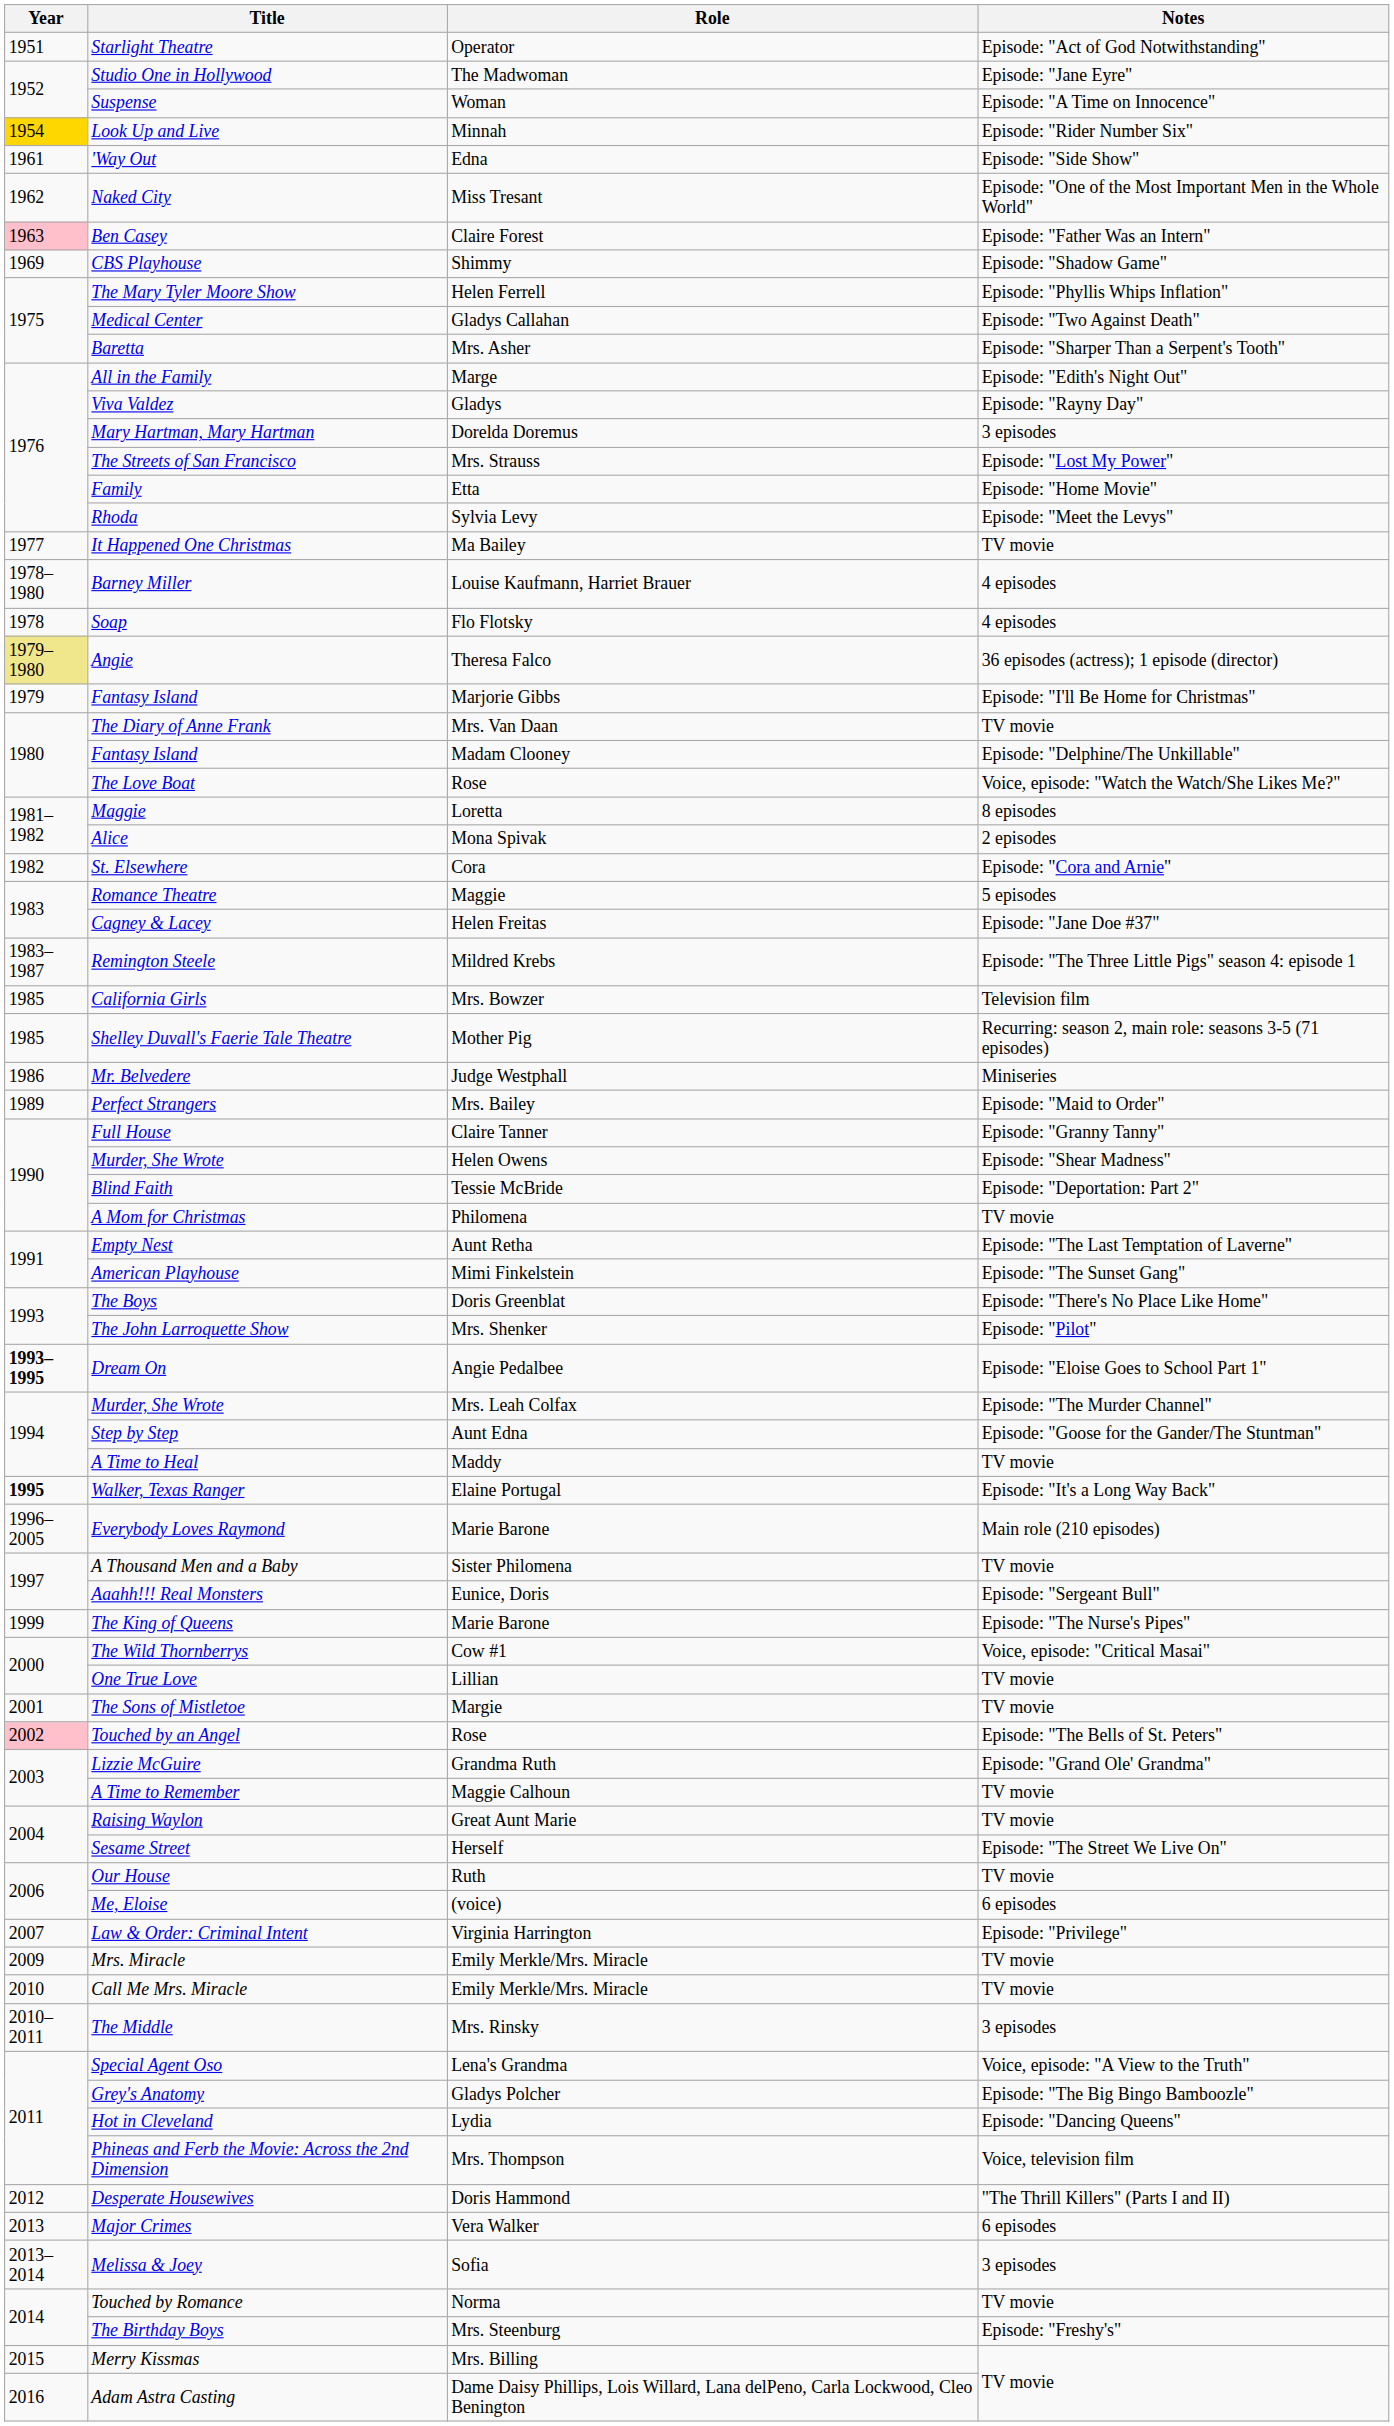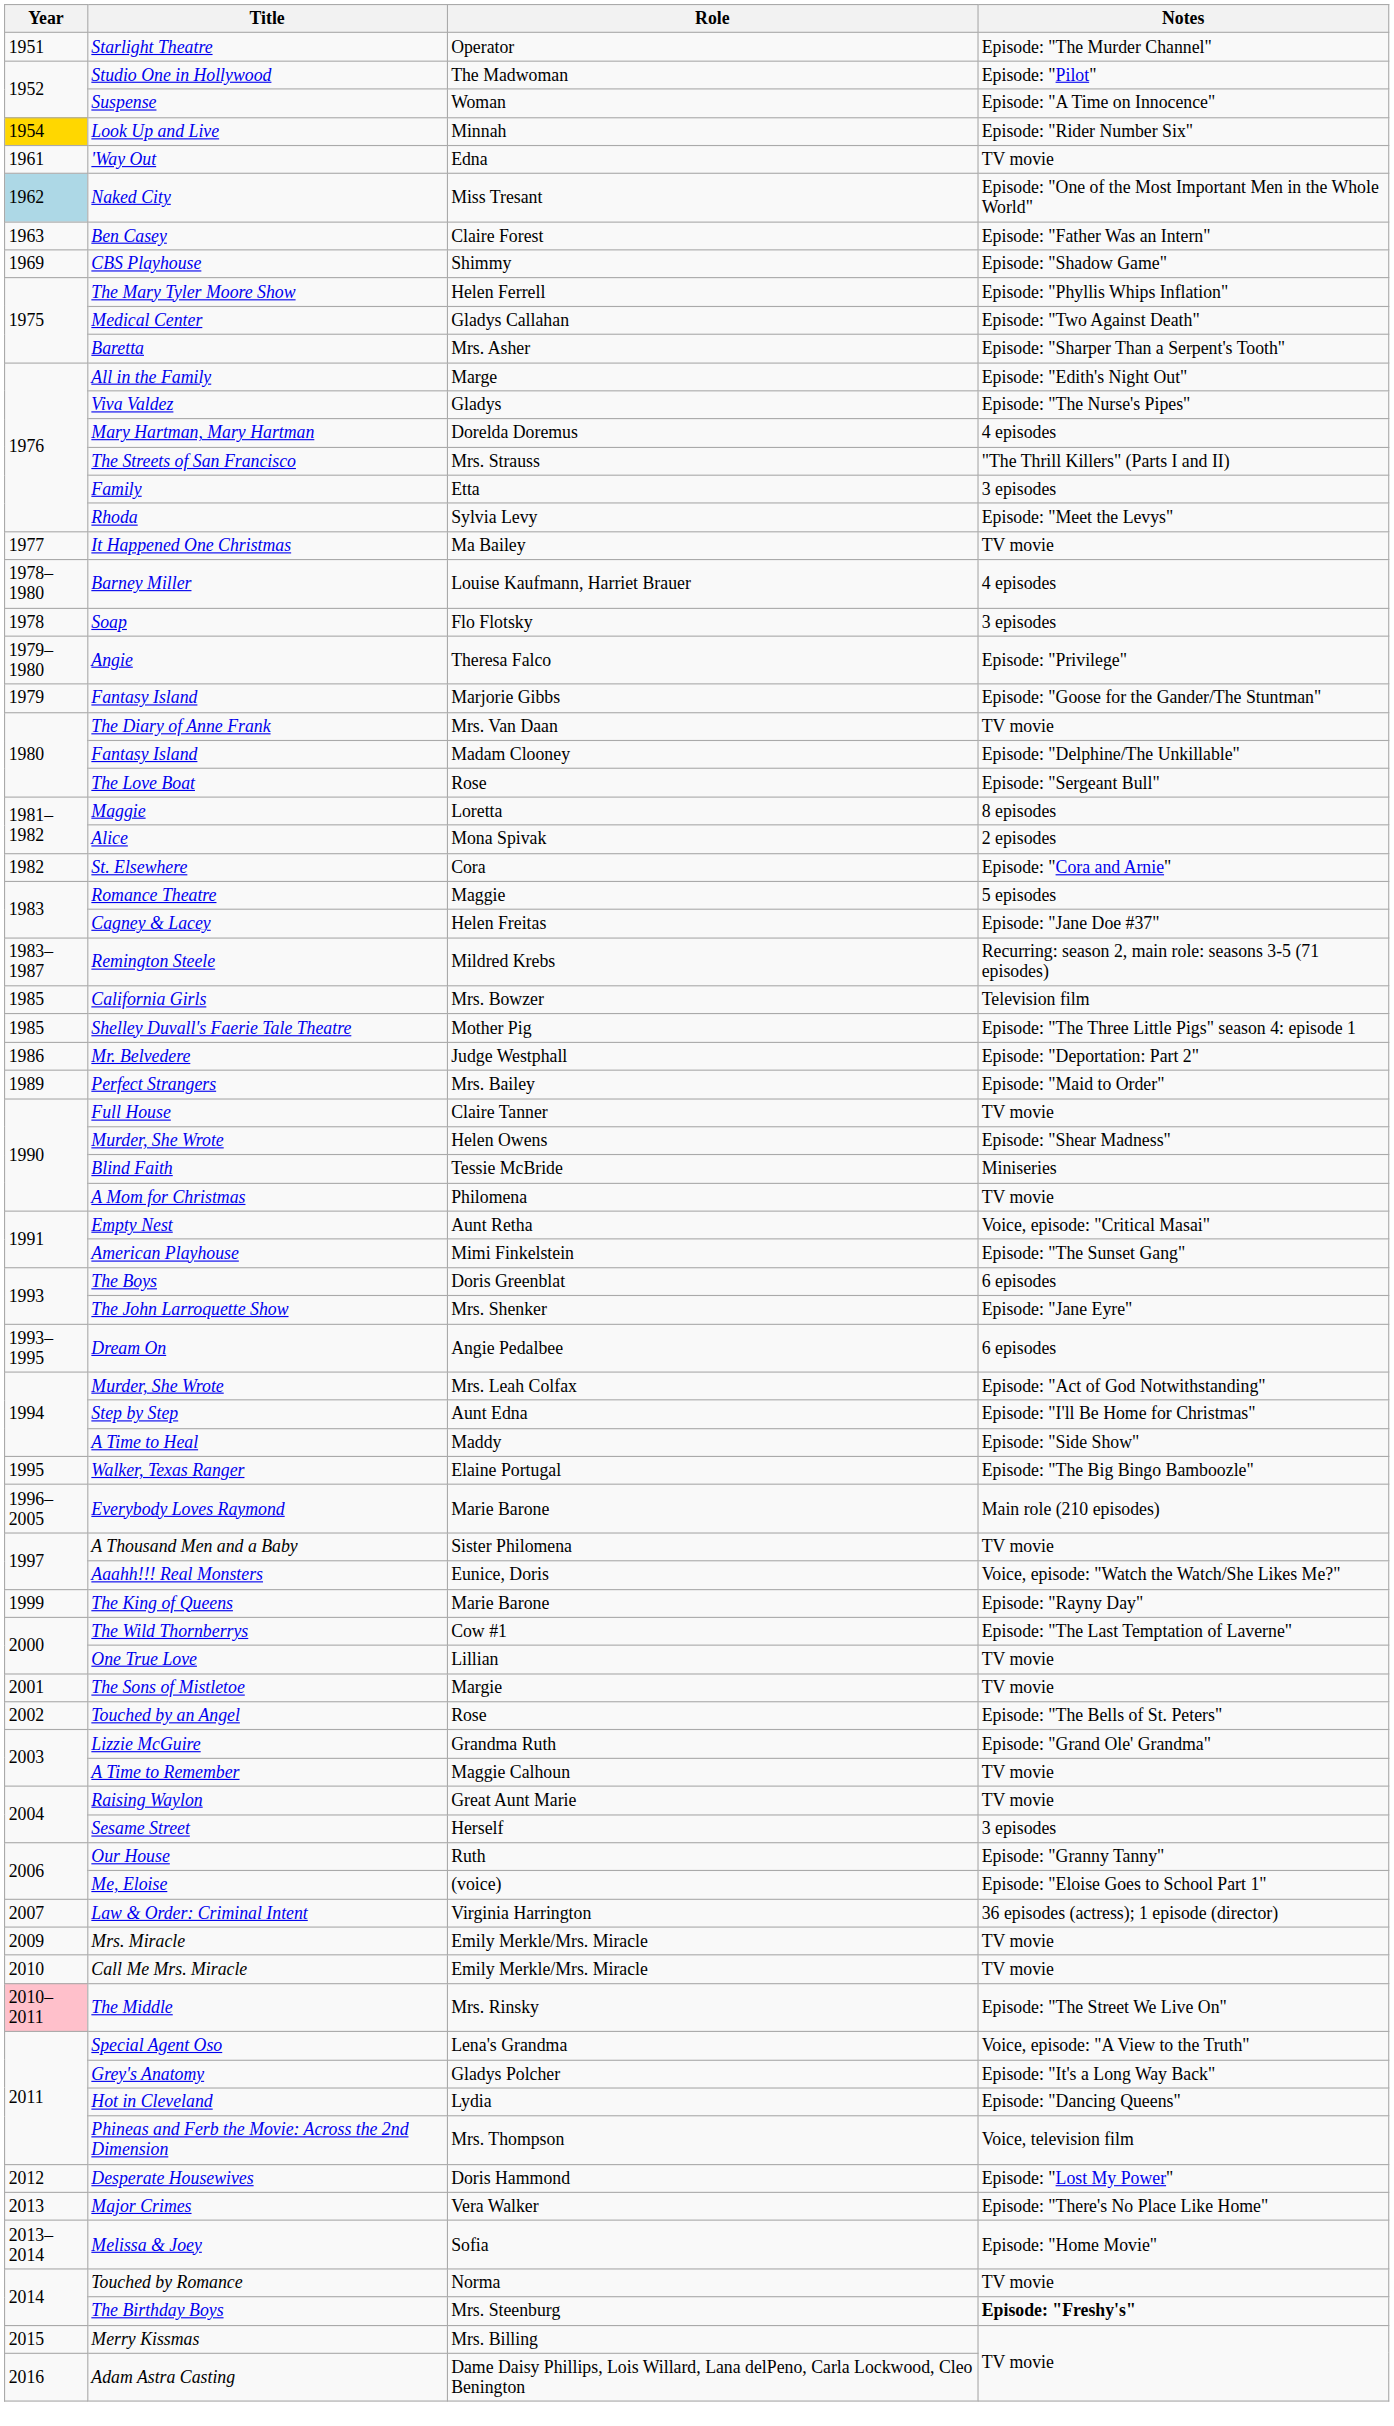(1124, 46) Episode: "Act of God Notwithstanding" -> (1097, 46) Episode: "The Murder Channel"
(1057, 74) Episode: "Jane Eyre" -> (1039, 74) Episode: "Pilot"
(1061, 159) Episode: "Side Show" -> (1018, 159) TV movie
(26, 197) no background -> (26, 197) lightblue background
(26, 235) pink background -> (26, 235) no background
(1062, 404) Episode: "Rayny Day" -> (1086, 404) Episode: "The Nurse's Pipes"
(1019, 432) 3 episodes -> (1019, 432) 4 episodes
(1078, 461) Episode: "Lost My Power" -> (1106, 461) "The Thrill Killers" (Parts I and II)
(1069, 489) Episode: "Home Movie" -> (1019, 489) 3 episodes
(1019, 621) 4 episodes -> (1019, 621) 3 episodes
(31, 660) khaki background -> (31, 660) no background
(1130, 660) 36 episodes (actress); 1 episode (director) -> (1054, 660) Episode: "Privilege"
(1119, 698) Episode: "I'll Be Home for Christmas" -> (1151, 698) Episode: "Goose for the Gander/The Stuntman"
(1161, 782) Voice, episode: "Watch the Watch/She Likes Me?" -> (1071, 782) Episode: "Sergeant Bull"
(1169, 961) Episode: "The Three Little Pigs" season 4: episode 1 -> (1150, 961) Recurring: season 2, main role: seasons 3-5 (71 episodes)
(1150, 1037) Recurring: season 2, main role: seasons 3-5 (71 episodes) -> (1169, 1027) Episode: "The Three Little Pigs" season 4: episode 1
(1019, 1076) Miniseries -> (1090, 1056) Episode: "Deportation: Part 2"
(1073, 1132) Episode: "Granny Tanny" -> (1018, 1112) TV movie
(1090, 1188) Episode: "Deportation: Part 2" -> (1019, 1168) Miniseries
(1137, 1245) Episode: "The Last Temptation of Laverne" -> (1096, 1225) Voice, episode: "Critical Masai"
(1125, 1301) Episode: "There's No Place Like Home" -> (1019, 1281) 6 episodes
(1039, 1329) Episode: "Pilot" -> (1057, 1309) Episode: "Jane Eyre"
(31, 1367) bold -> (31, 1347) normal
(1124, 1367) Episode: "Eloise Goes to School Part 1" -> (1019, 1347) 6 episodes
(1097, 1405) Episode: "The Murder Channel" -> (1124, 1385) Episode: "Act of God Notwithstanding"
(1151, 1434) Episode: "Goose for the Gander/The Stuntman" -> (1119, 1414) Episode: "I'll Be Home for Christmas"
(1018, 1462) TV movie -> (1061, 1442) Episode: "Side Show"
(26, 1490) bold -> (26, 1470) normal
(1098, 1490) Episode: "It's a Long Way Back" -> (1118, 1470) Episode: "The Big Bingo Bamboozle"
(1071, 1594) Episode: "Sergeant Bull" -> (1161, 1574) Voice, episode: "Watch the Watch/She Likes Me?"
(1086, 1623) Episode: "The Nurse's Pipes" -> (1062, 1603) Episode: "Rayny Day"
(1096, 1651) Voice, episode: "Critical Masai" -> (1137, 1631) Episode: "The Last Temptation of Laverne"
(26, 1735) pink background -> (26, 1715) no background
(1104, 1848) Episode: "The Street We Live On" -> (1019, 1828) 3 episodes
(1018, 1876) TV movie -> (1073, 1856) Episode: "Granny Tanny"
(1019, 1904) 6 episodes -> (1124, 1884) Episode: "Eloise Goes to School Part 1"
(1054, 1932) Episode: "Privilege" -> (1130, 1912) 36 episodes (actress); 1 episode (director)
(31, 2027) no background -> (31, 2007) pink background
(1019, 2027) 3 episodes -> (1104, 2007) Episode: "The Street We Live On"
(1118, 2093) Episode: "The Big Bingo Bamboozle" -> (1098, 2073) Episode: "It's a Long Way Back"
(1106, 2198) "The Thrill Killers" (Parts I and II) -> (1078, 2178) Episode: "Lost My Power"
(1019, 2226) 6 episodes -> (1125, 2206) Episode: "There's No Place Like Home"
(1019, 2264) 3 episodes -> (1069, 2244) Episode: "Home Movie"
(1051, 2330) normal -> (1059, 2310) bold
